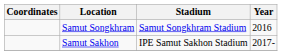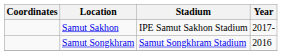rows swapped: (98, 27) <-> (90, 43)
